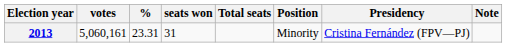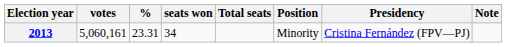(170, 32) 31 -> (170, 32) 34
